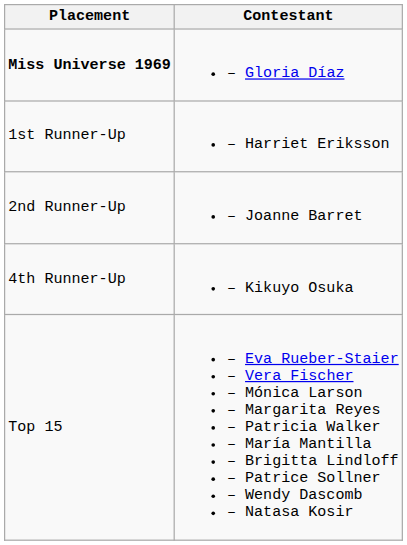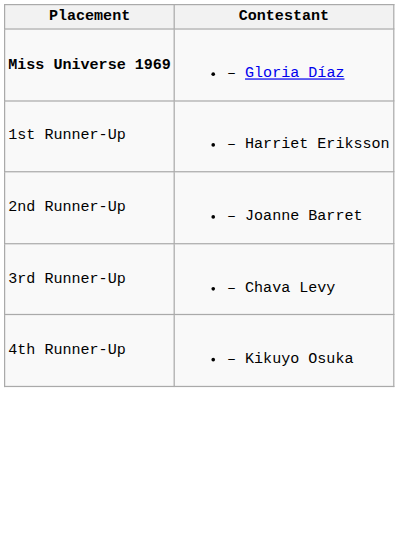+ row: (67, 280)
- row: (35, 428)
